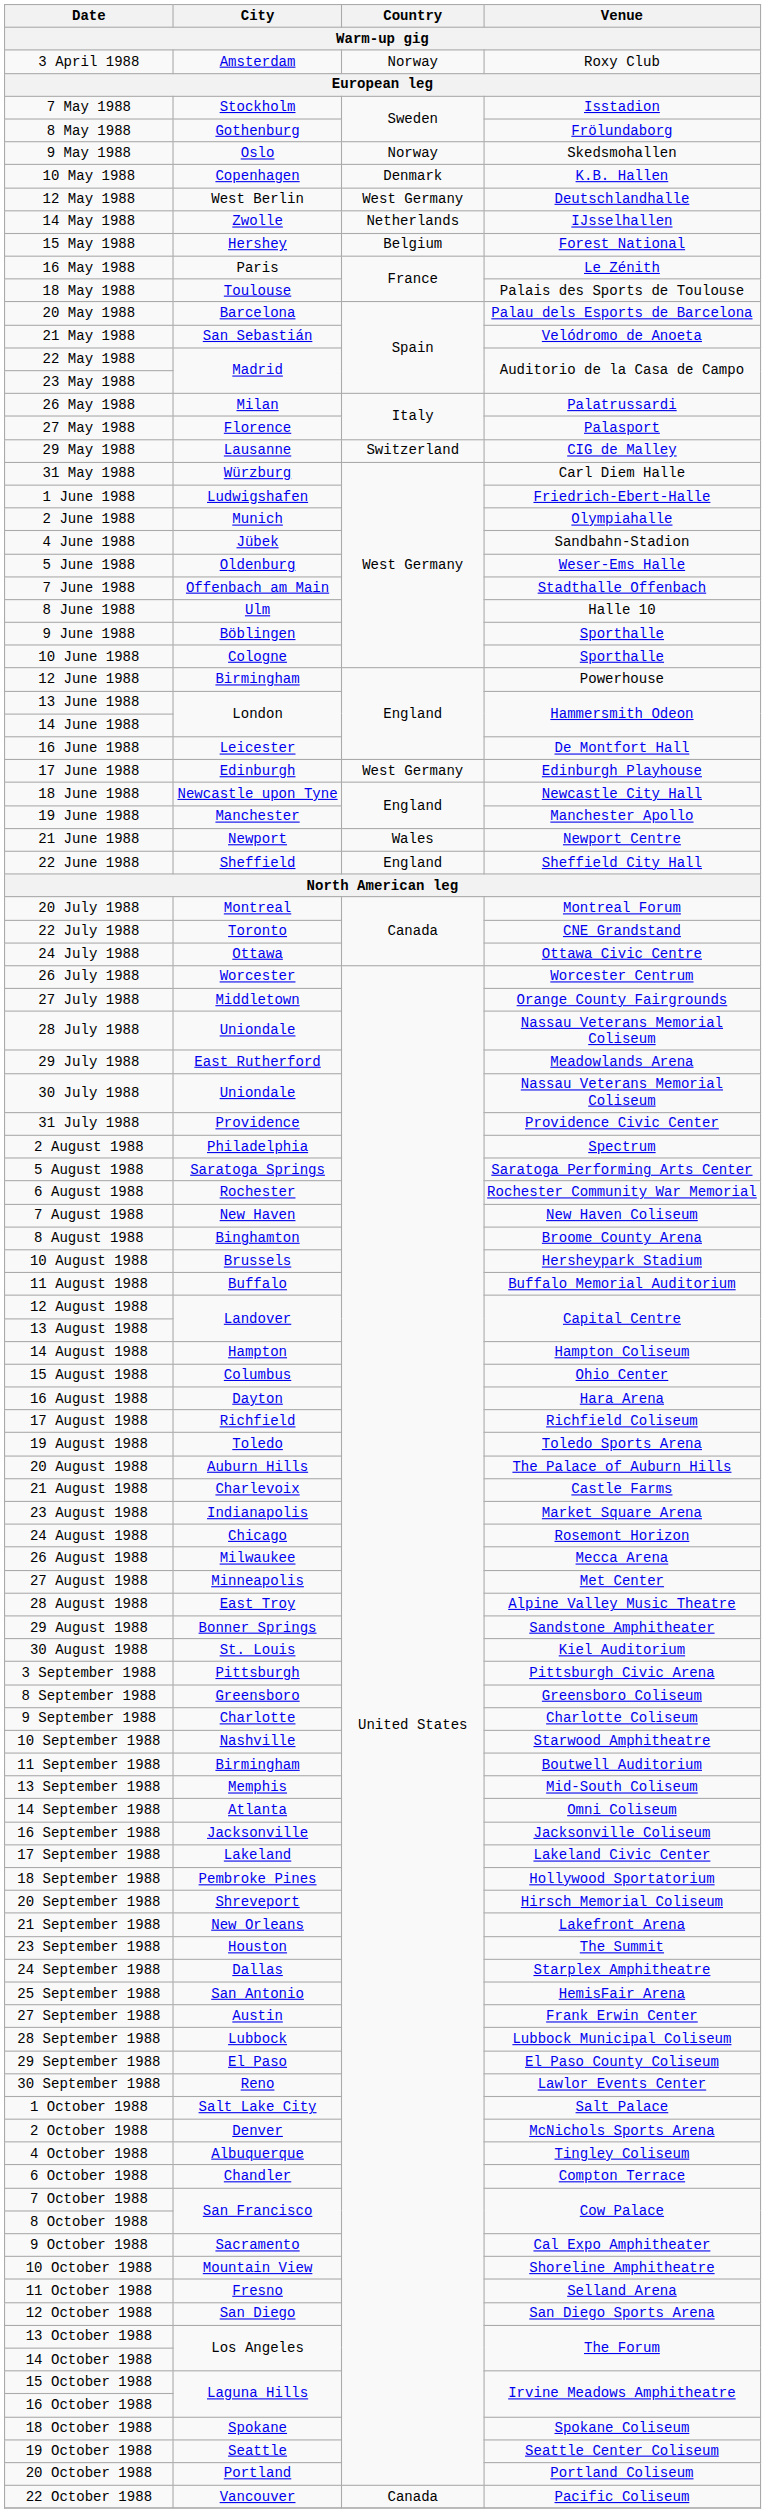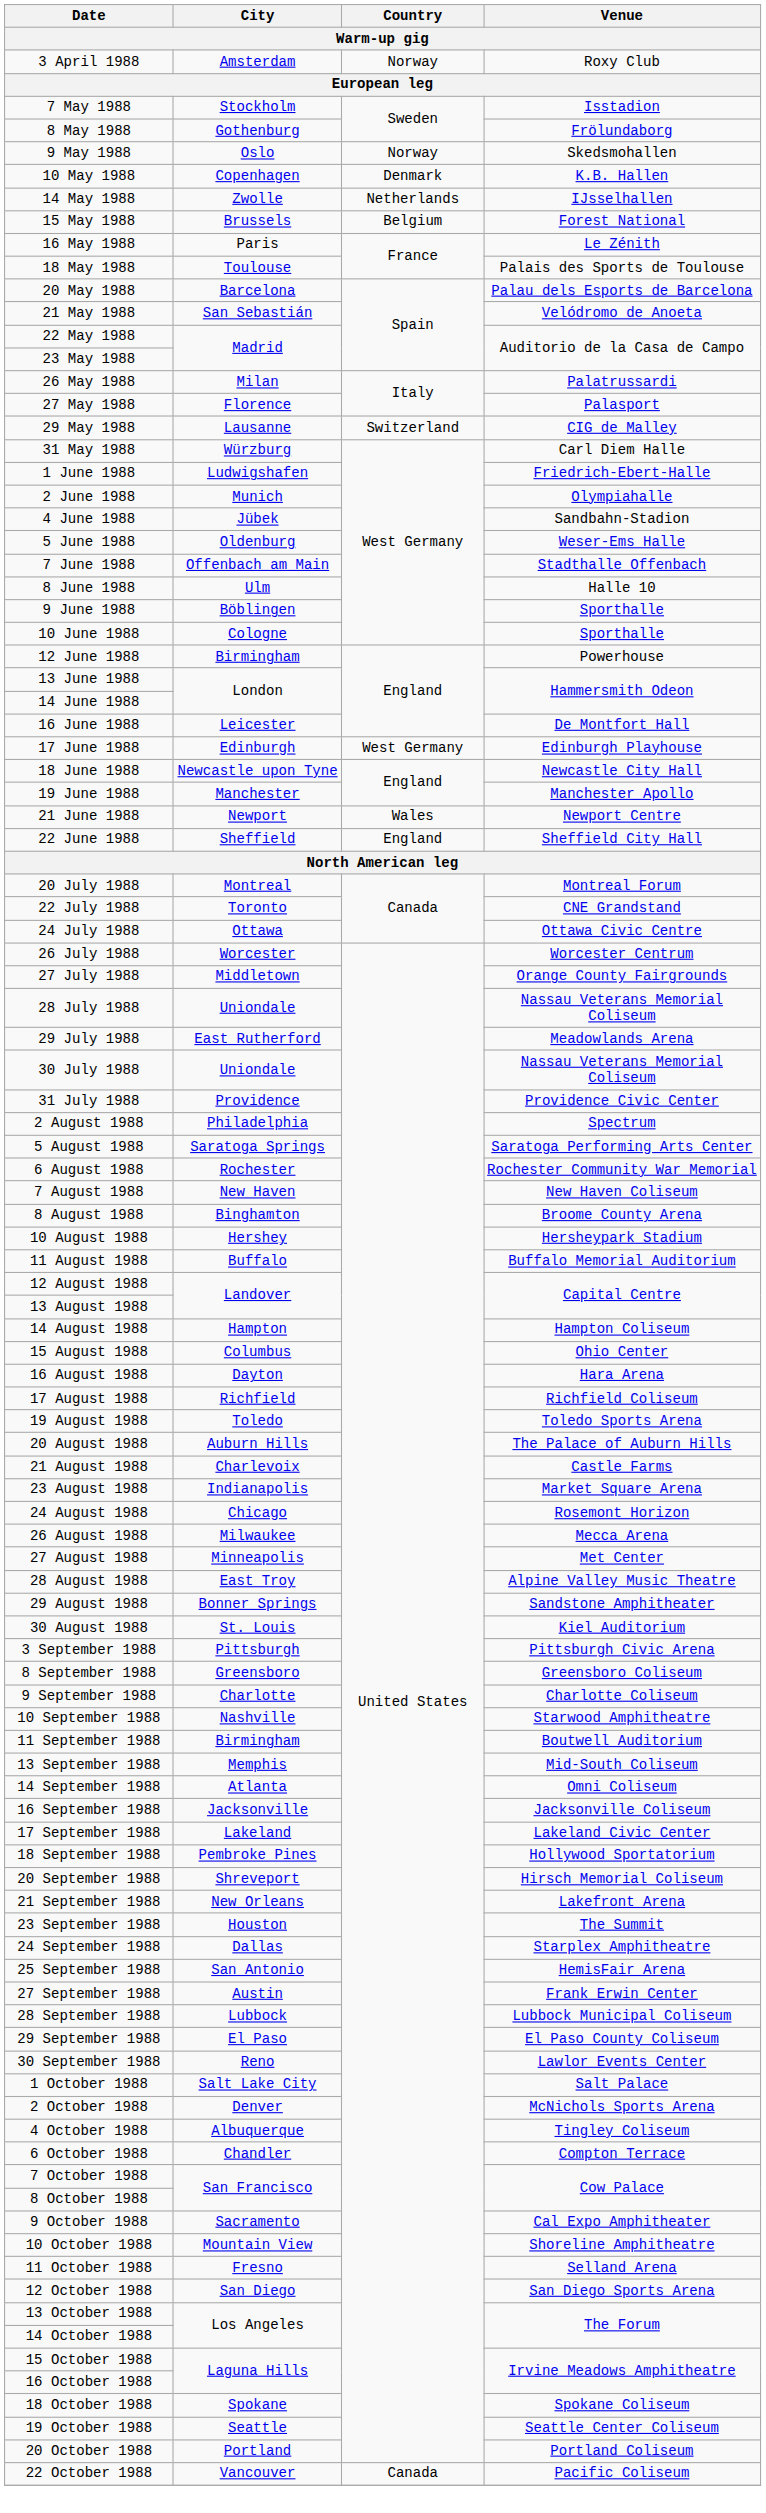- row: (89, 199)
(258, 245) Hershey -> (258, 222) Brussels
(258, 1261) Brussels -> (258, 1238) Hershey
